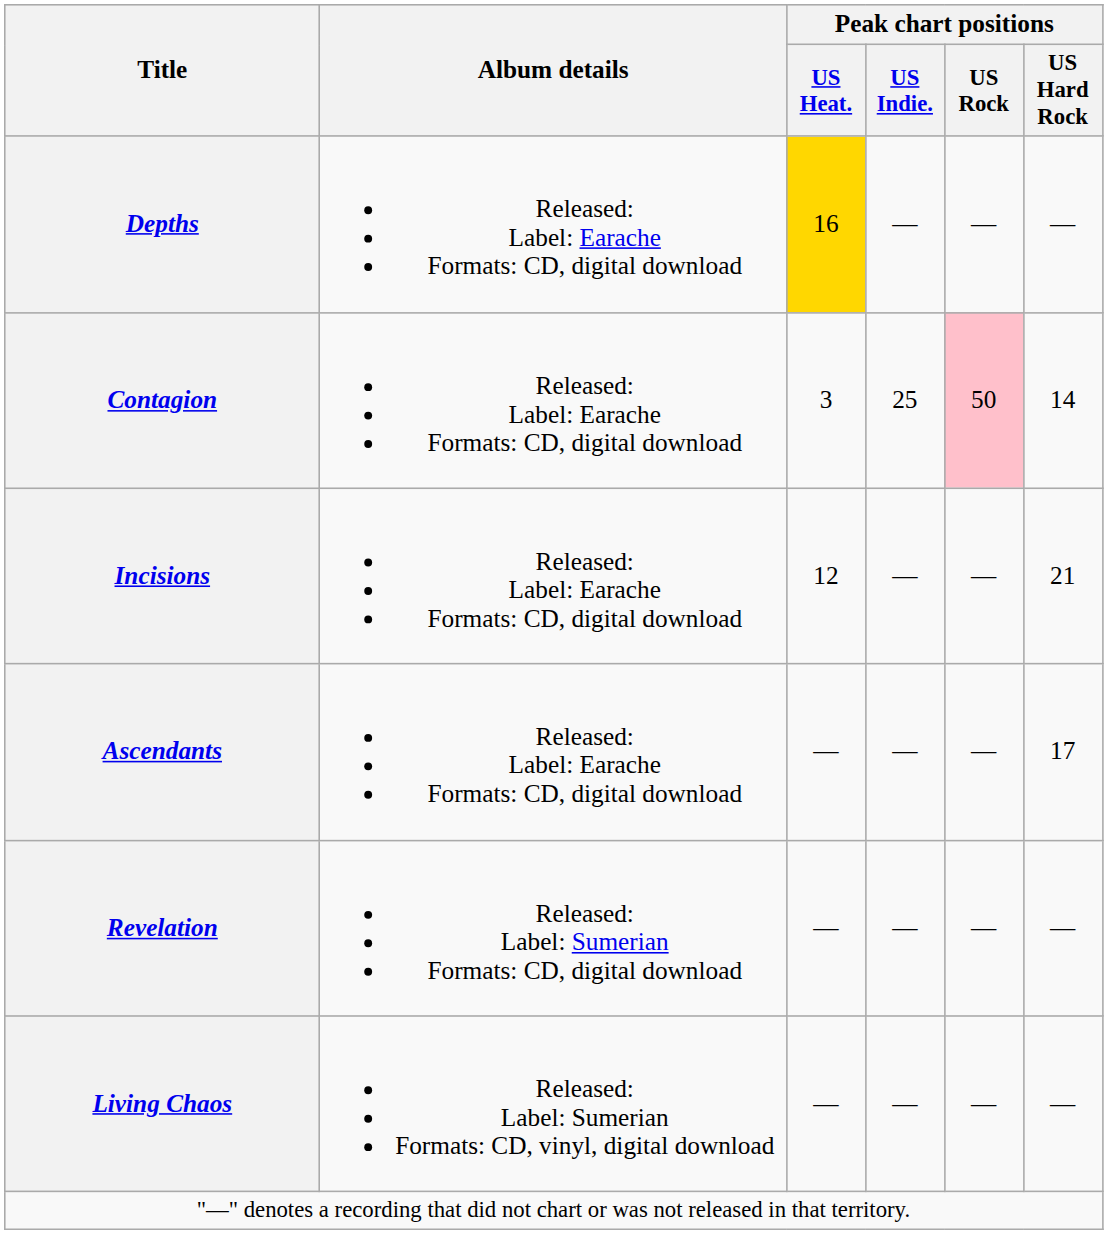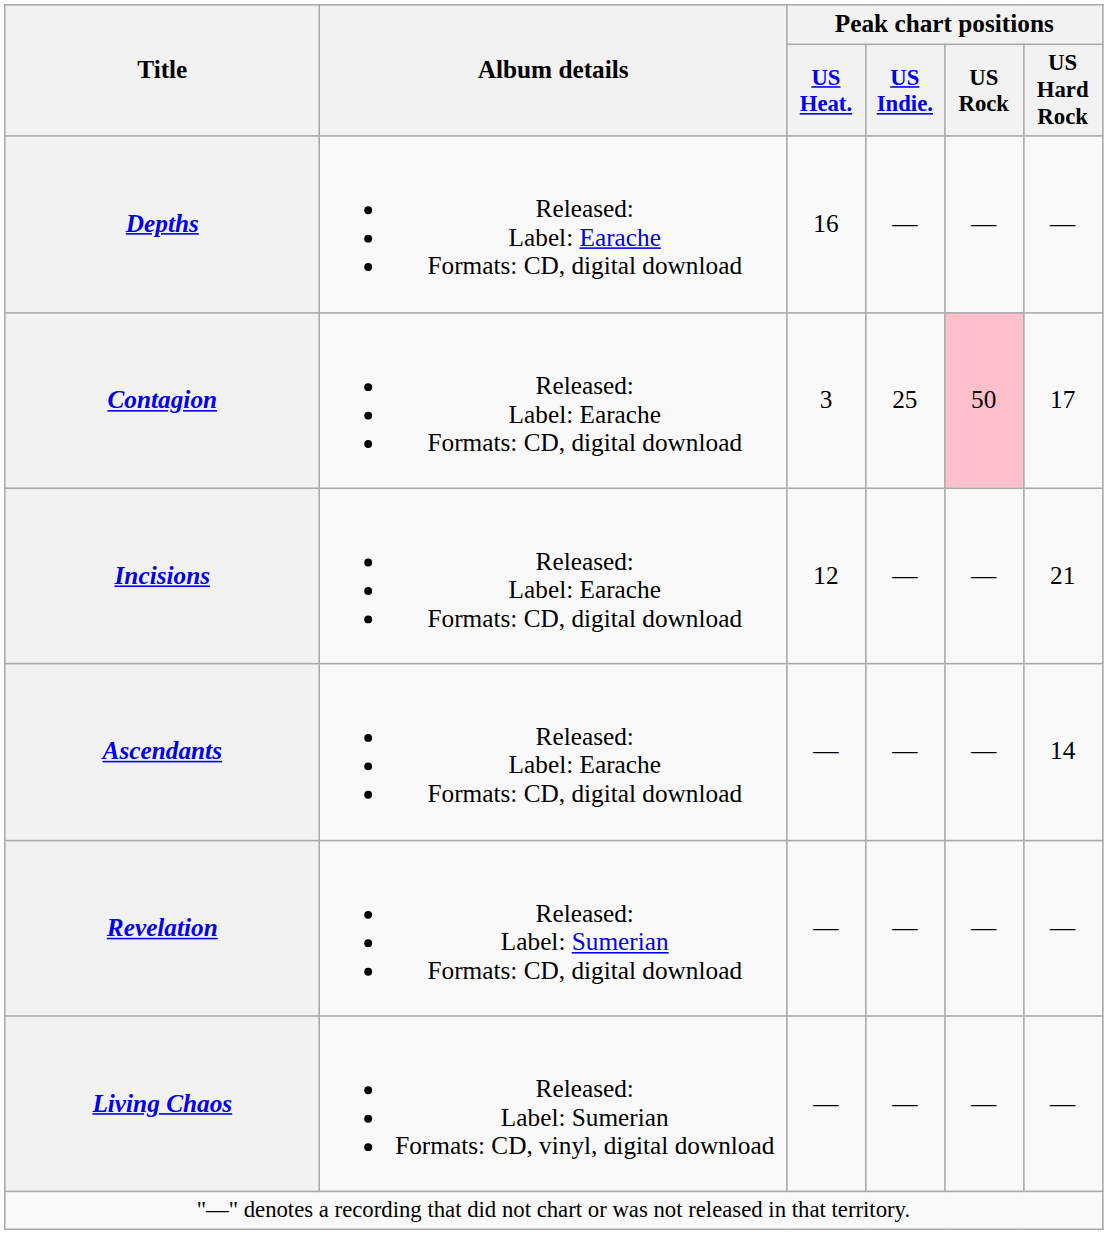(826, 223) gold background -> (826, 223) no background
(1063, 399) 14 -> (1063, 399) 17
(1063, 751) 17 -> (1063, 751) 14
